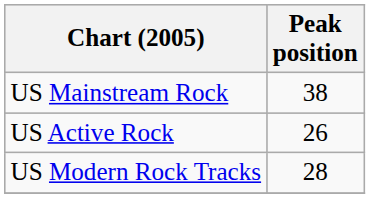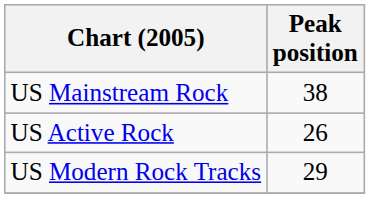(315, 172) 28 -> (315, 172) 29
